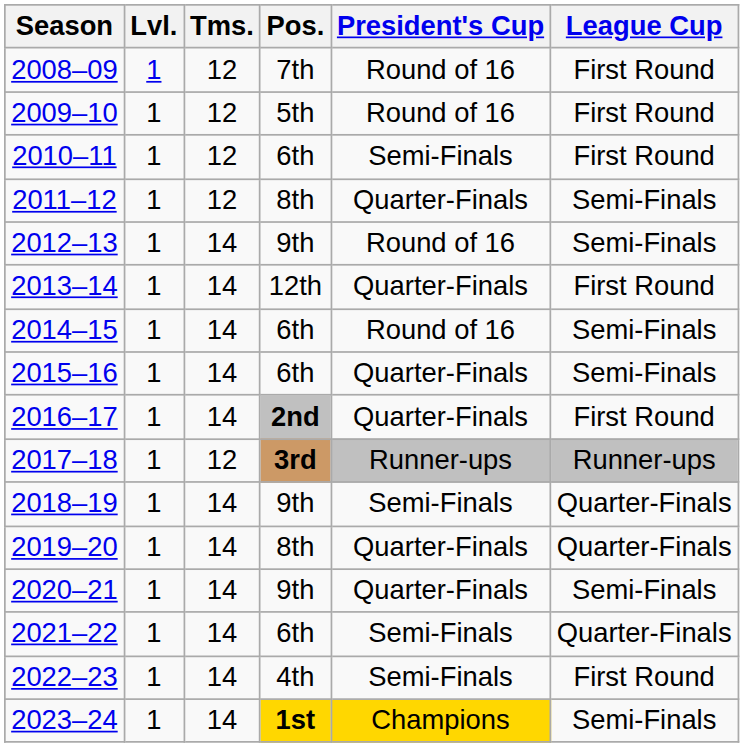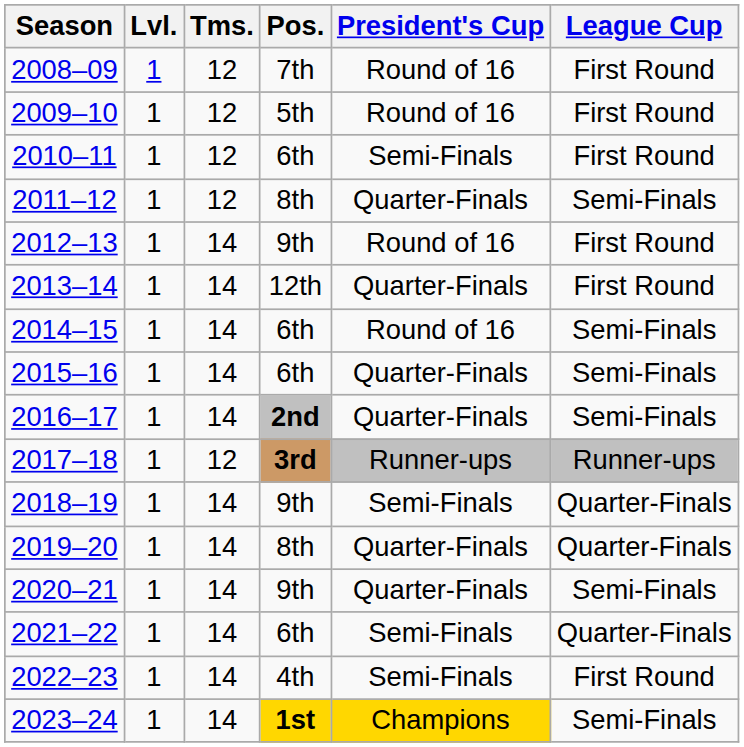(644, 243) Semi-Finals -> (644, 243) First Round
(644, 416) First Round -> (644, 416) Semi-Finals
